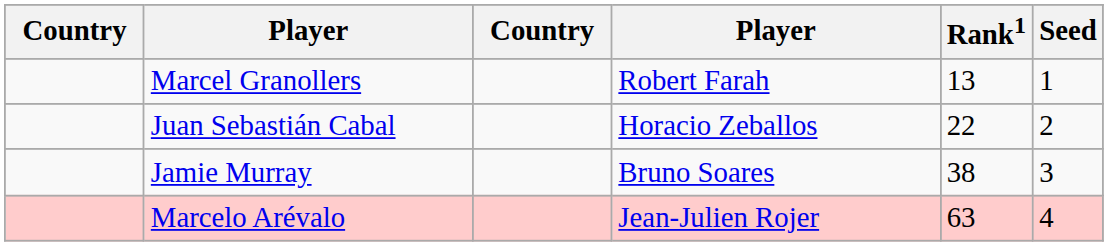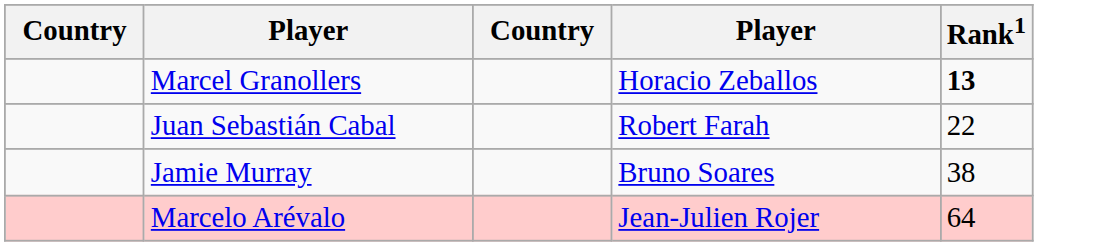- column: (1068, 31)
(694, 80) Robert Farah -> (718, 80) Horacio Zeballos
(961, 80) normal -> (961, 80) bold
(718, 126) Horacio Zeballos -> (694, 126) Robert Farah
(961, 217) 63 -> (961, 217) 64
